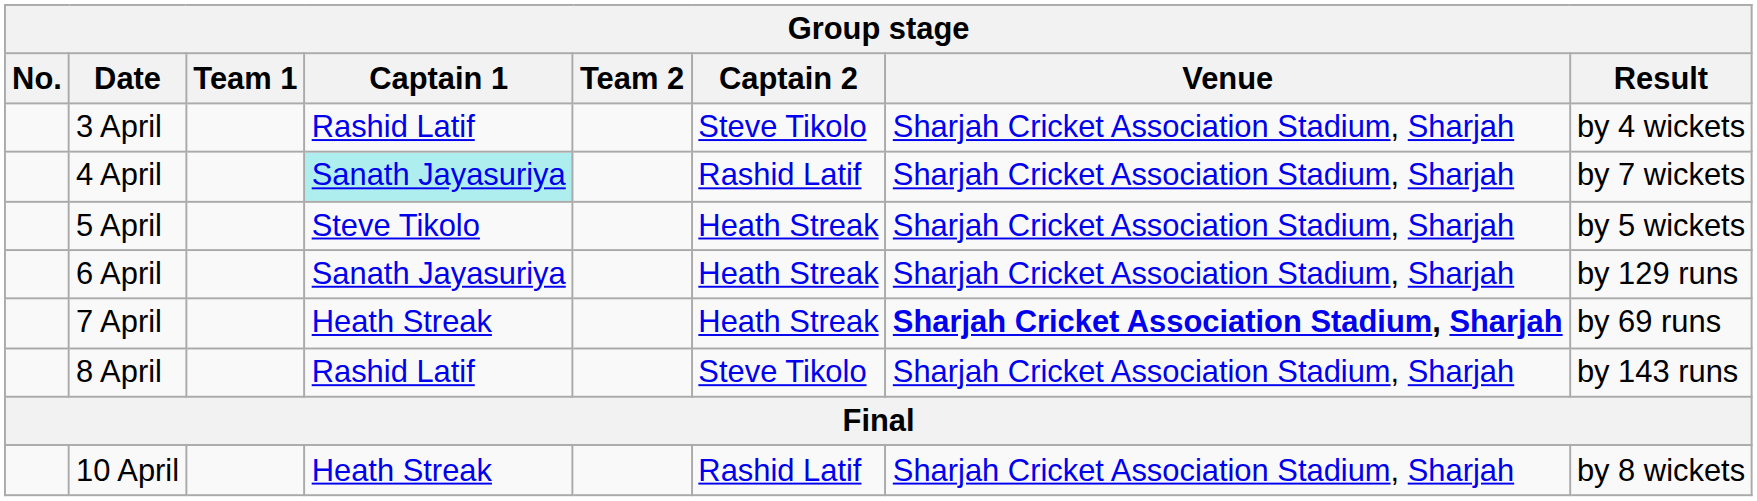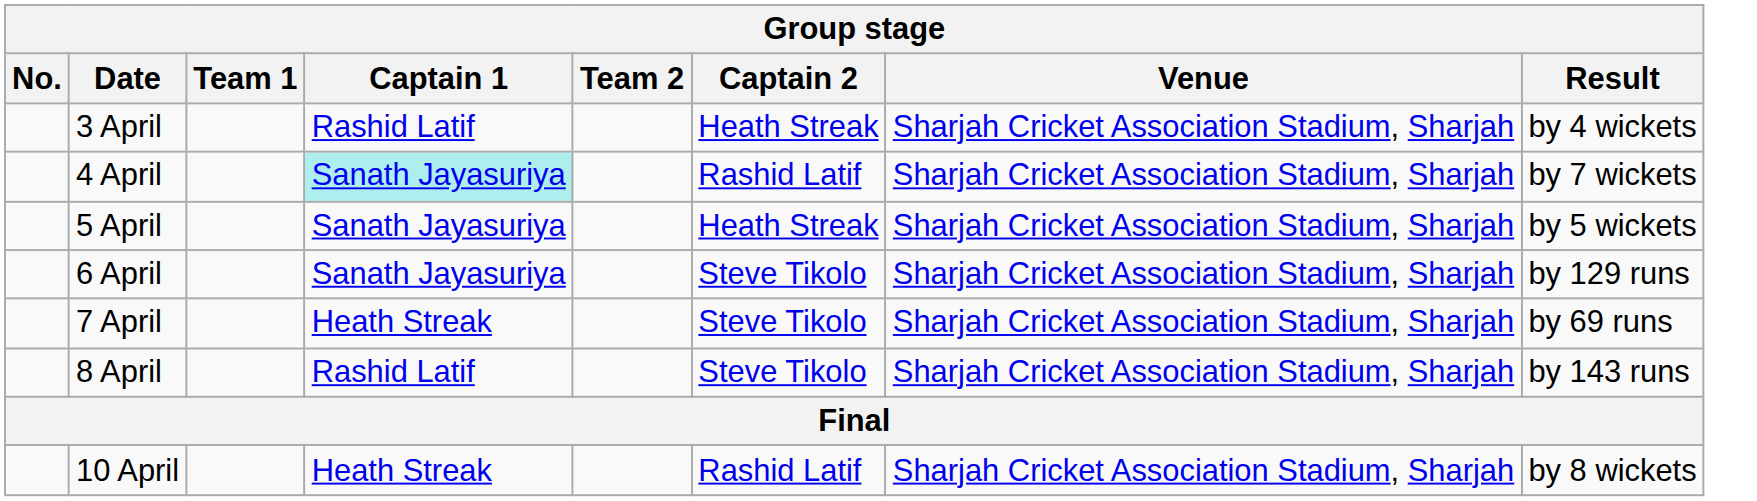(782, 126) Steve Tikolo -> (788, 126) Heath Streak
(396, 224) Steve Tikolo -> (439, 224) Sanath Jayasuriya
(788, 273) Heath Streak -> (782, 273) Steve Tikolo
(788, 322) Heath Streak -> (782, 322) Steve Tikolo
(1228, 322) bold -> (1204, 322) normal
